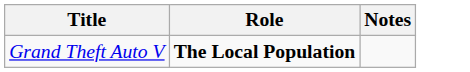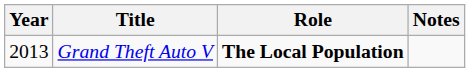+ column: (29, 20)
